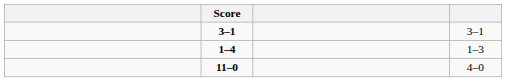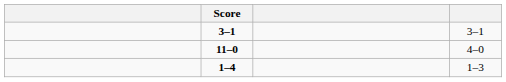rows swapped: (227, 49) <-> (227, 67)
